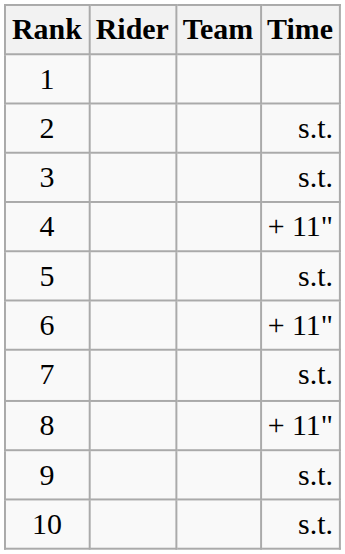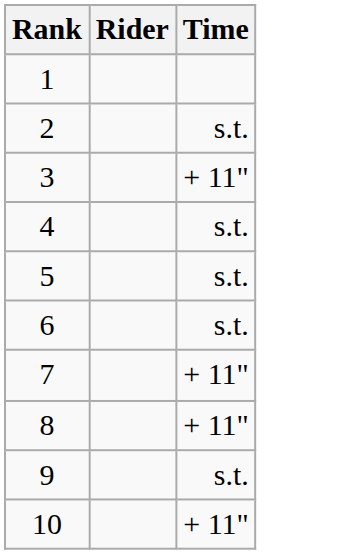- column: (218, 29)
(316, 177) s.t. -> (216, 177) + 11"
(300, 226) + 11" -> (231, 226) s.t.
(300, 325) + 11" -> (231, 325) s.t.
(316, 374) s.t. -> (216, 374) + 11"
(316, 523) s.t. -> (216, 523) + 11"
